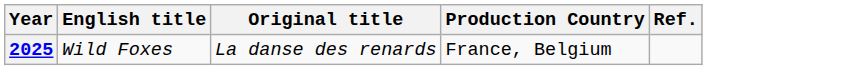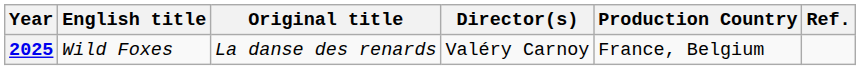+ column: (517, 20)
